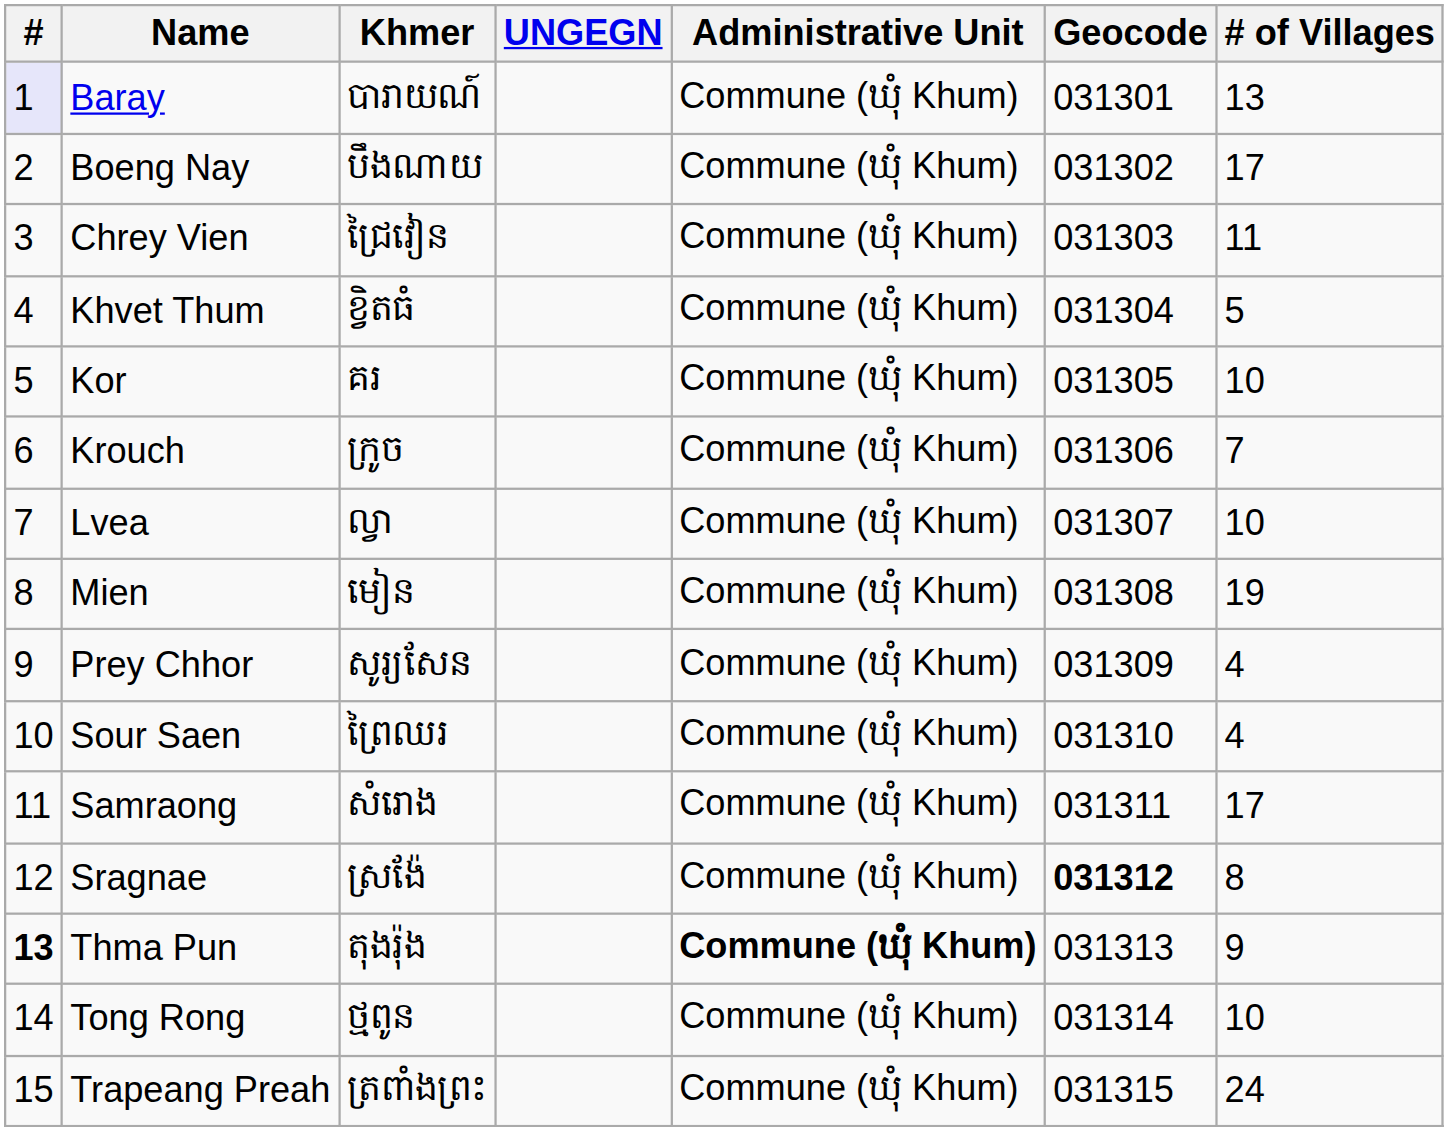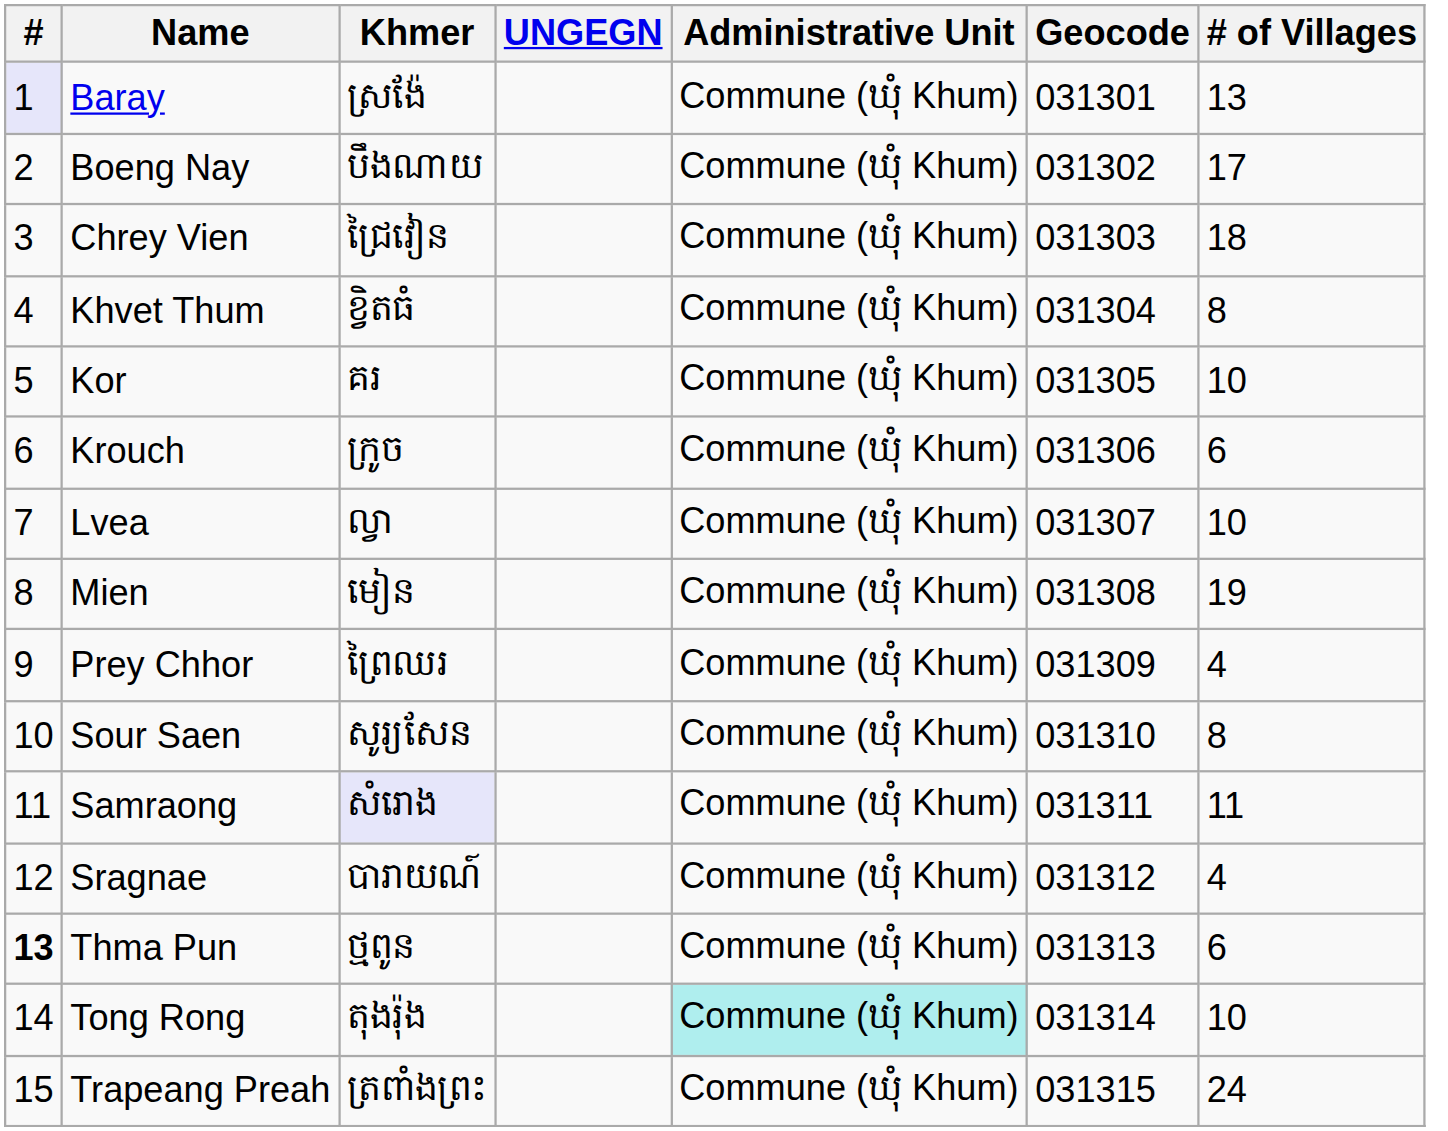(415, 95) បារាយណ៍ -> (387, 95) ស្រង៉ែ
(1243, 239) 11 -> (1227, 239) 18
(1235, 310) 5 -> (1217, 310) 8
(1235, 451) 7 -> (1217, 451) 6
(409, 662) សូរ្យសែន -> (398, 662) ព្រៃឈរ
(398, 733) ព្រៃឈរ -> (409, 733) សូរ្យសែន
(1235, 735) 4 -> (1217, 735) 8
(392, 804) no background -> (392, 804) lavender background
(1245, 806) 17 -> (1225, 806) 11
(387, 875) ស្រង៉ែ -> (415, 875) បារាយណ៍
(1114, 877) bold -> (1096, 877) normal
(1235, 877) 8 -> (1217, 877) 4
(387, 945) តុងរ៉ុង -> (381, 945) ថ្មពូន
(858, 945) bold -> (849, 945) normal
(1235, 948) 9 -> (1217, 948) 6
(381, 1016) ថ្មពូន -> (387, 1016) តុងរ៉ុង
(849, 1016) no background -> (849, 1016) paleturquoise background
